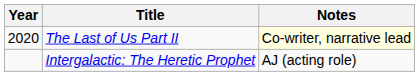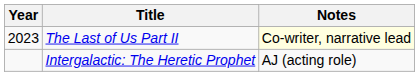(23, 37) 2020 -> (23, 37) 2023
